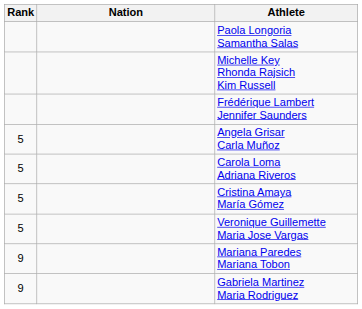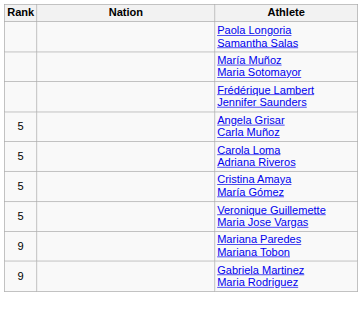- row: (256, 73)
+ row: (259, 66)
